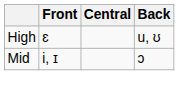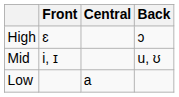(149, 37) u, ʊ -> (141, 37) ɔ
(141, 59) ɔ -> (149, 59) u, ʊ
+ row: (20, 80)
